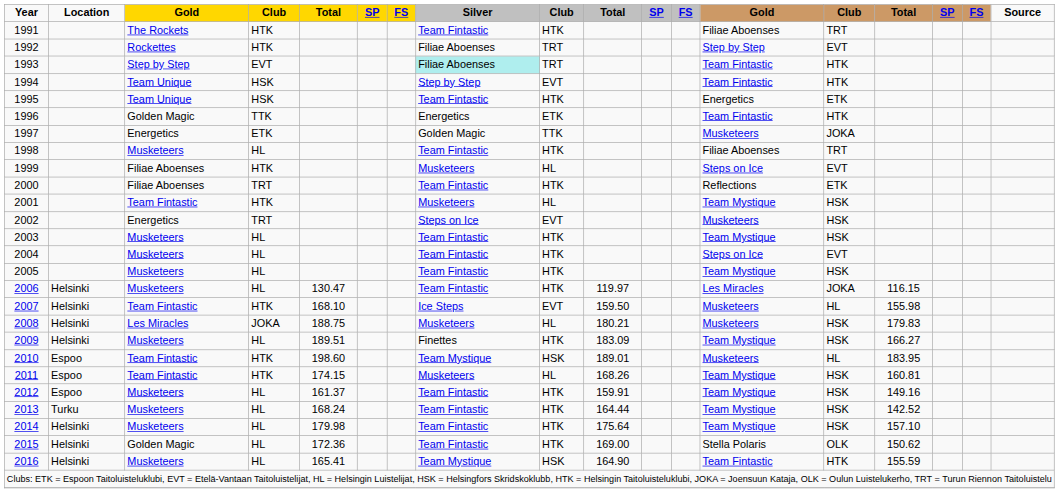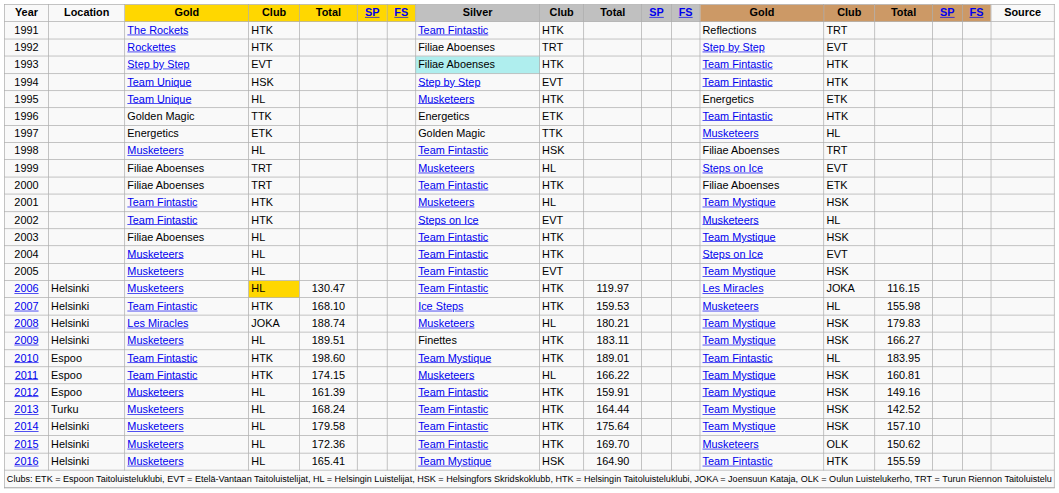(741, 30) Filiae Aboenses -> (729, 30) Reflections
(553, 64) TRT -> (553, 64) HTK
(262, 99) HSK -> (258, 99) HL
(453, 99) Team Fintastic -> (446, 99) Musketeers
(841, 133) JOKA -> (833, 133) HL
(553, 151) HTK -> (553, 151) HSK
(262, 168) HTK -> (262, 168) TRT
(729, 185) Reflections -> (741, 185) Filiae Aboenses
(153, 220) Energetics -> (162, 220) Team Fintastic
(262, 220) TRT -> (262, 220) HTK
(838, 220) HSK -> (833, 220) HL
(155, 237) Musketeers -> (166, 237) Filiae Aboenses
(553, 271) HTK -> (553, 271) EVT
(258, 289) no background -> (258, 289) gold background
(553, 306) EVT -> (553, 306) HTK
(613, 306) 159.50 -> (613, 306) 159.53
(328, 323) 188.75 -> (328, 323) 188.74
(731, 323) Musketeers -> (739, 323) Team Mystique
(613, 340) 183.09 -> (613, 340) 183.11
(553, 358) HSK -> (553, 358) HTK
(731, 358) Musketeers -> (738, 358) Team Fintastic
(613, 375) 168.26 -> (613, 375) 166.22
(328, 392) 161.37 -> (328, 392) 161.39
(328, 427) 179.98 -> (328, 427) 179.58
(161, 444) Golden Magic -> (155, 444) Musketeers
(613, 444) 169.00 -> (613, 444) 169.70
(734, 444) Stella Polaris -> (731, 444) Musketeers
